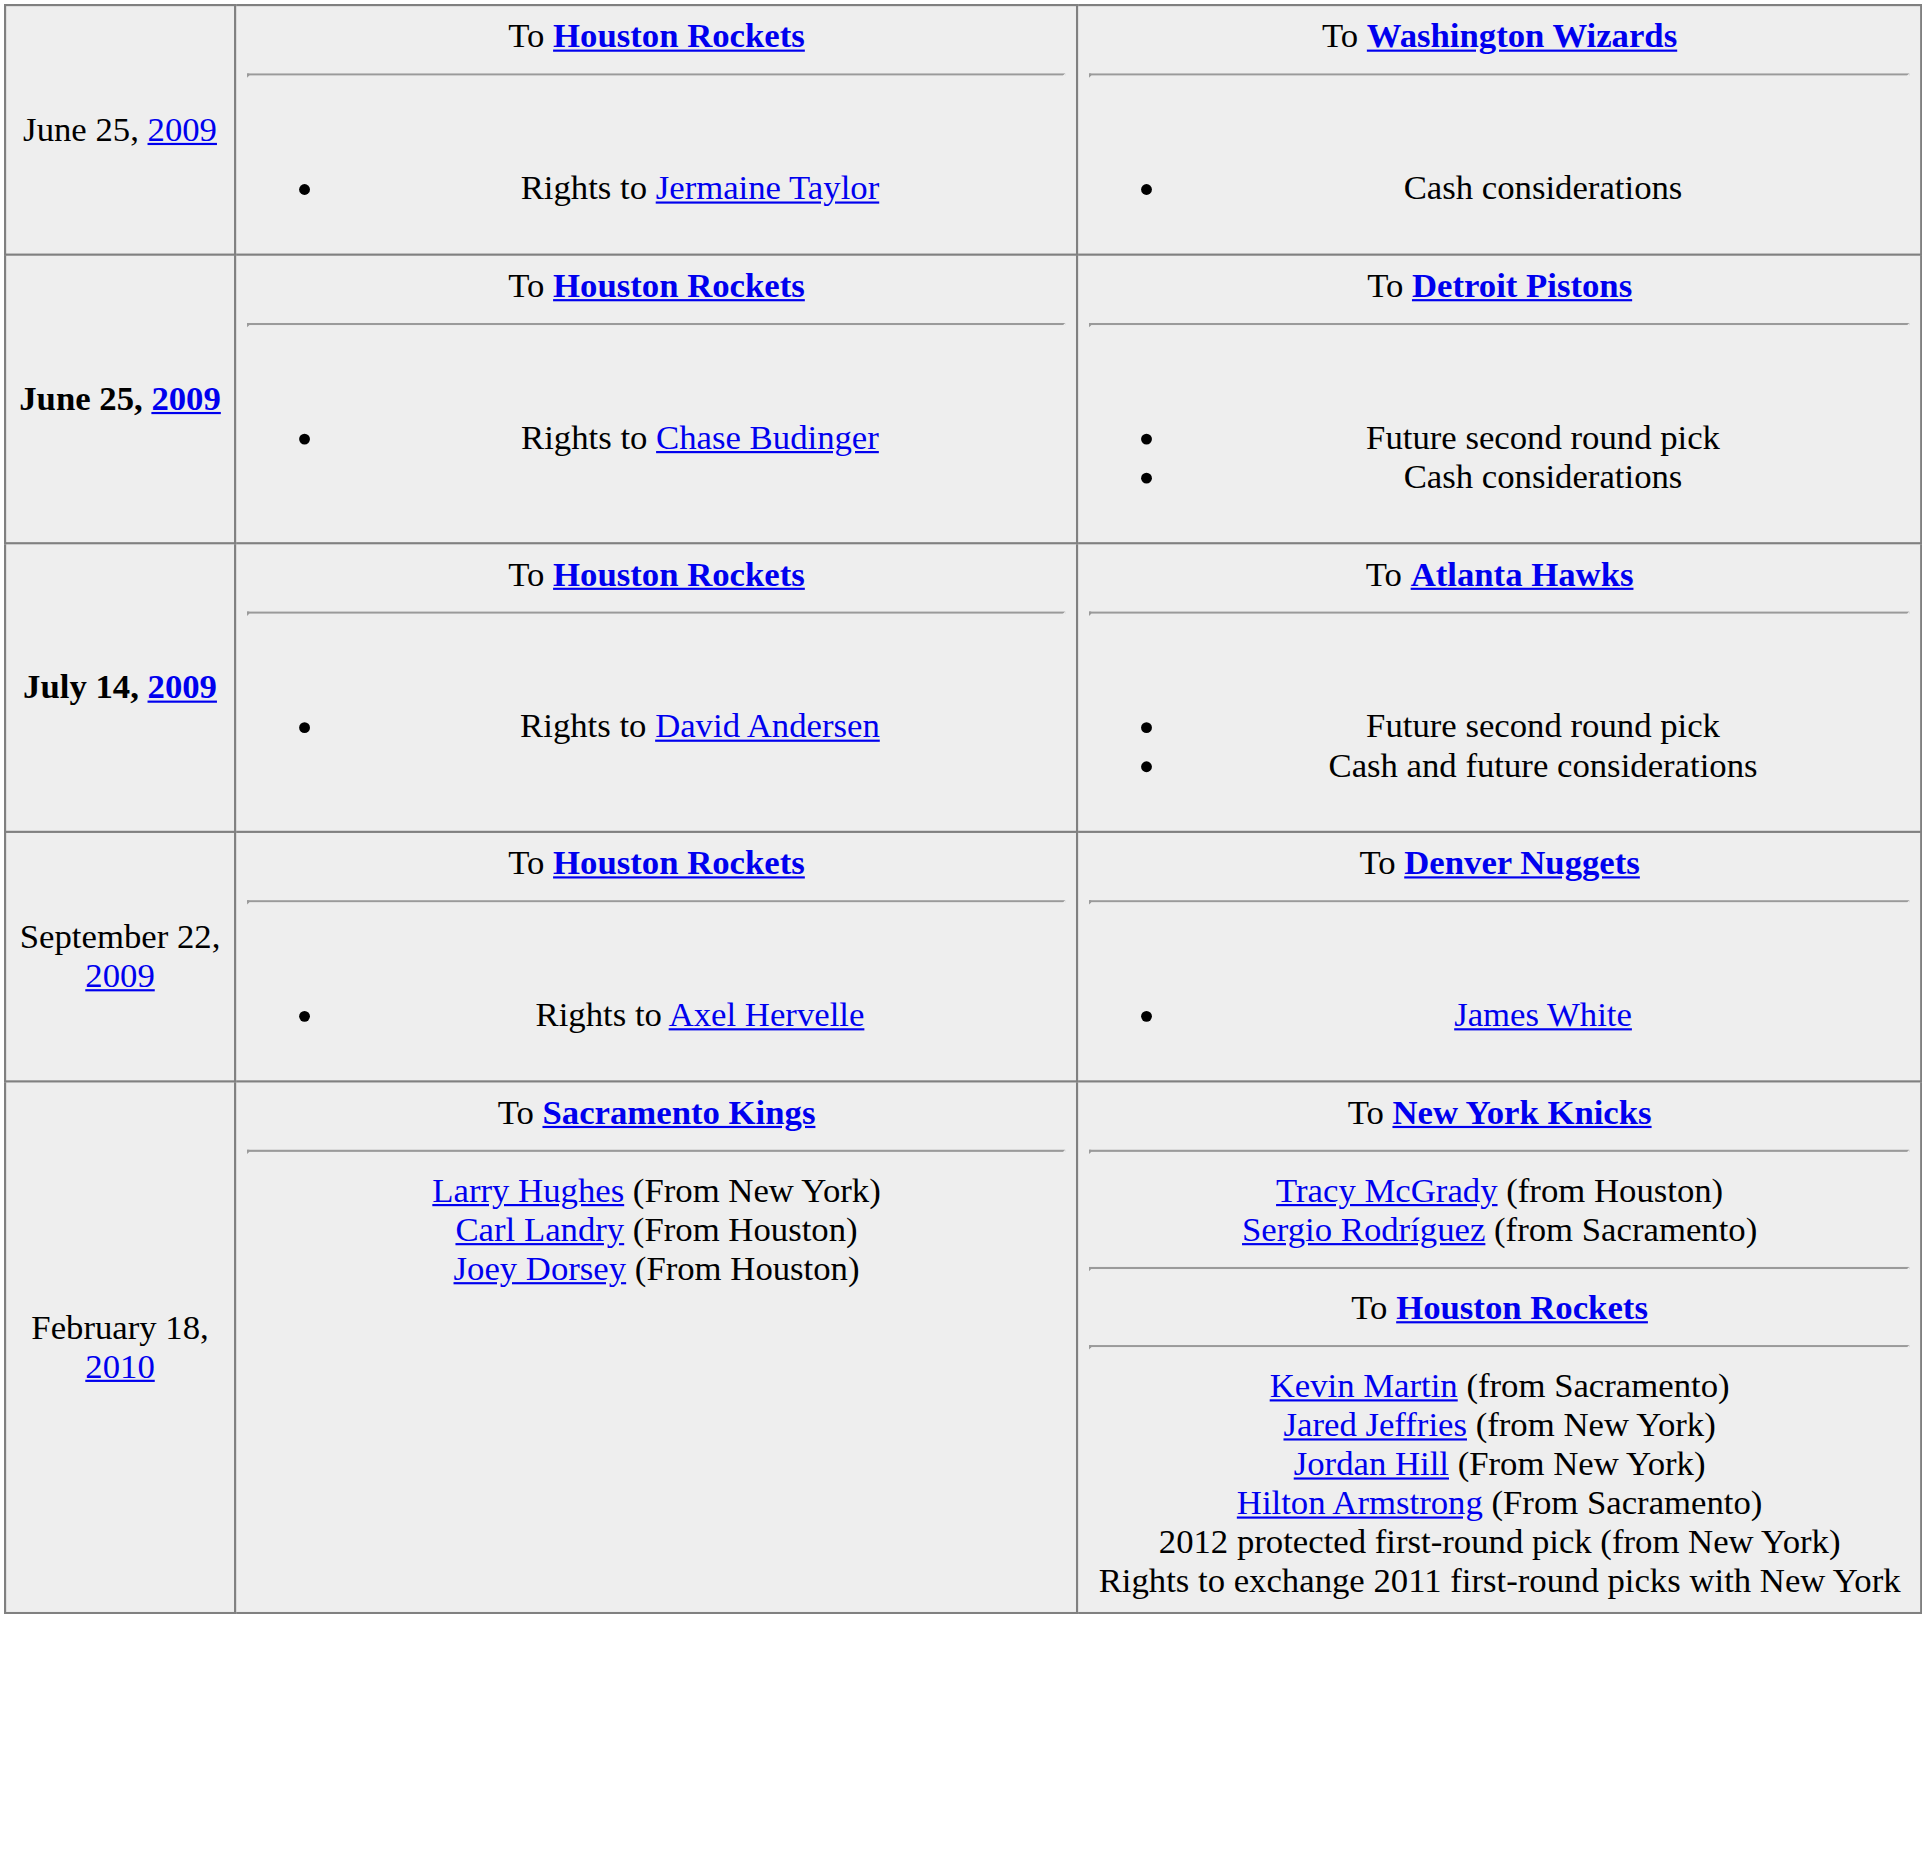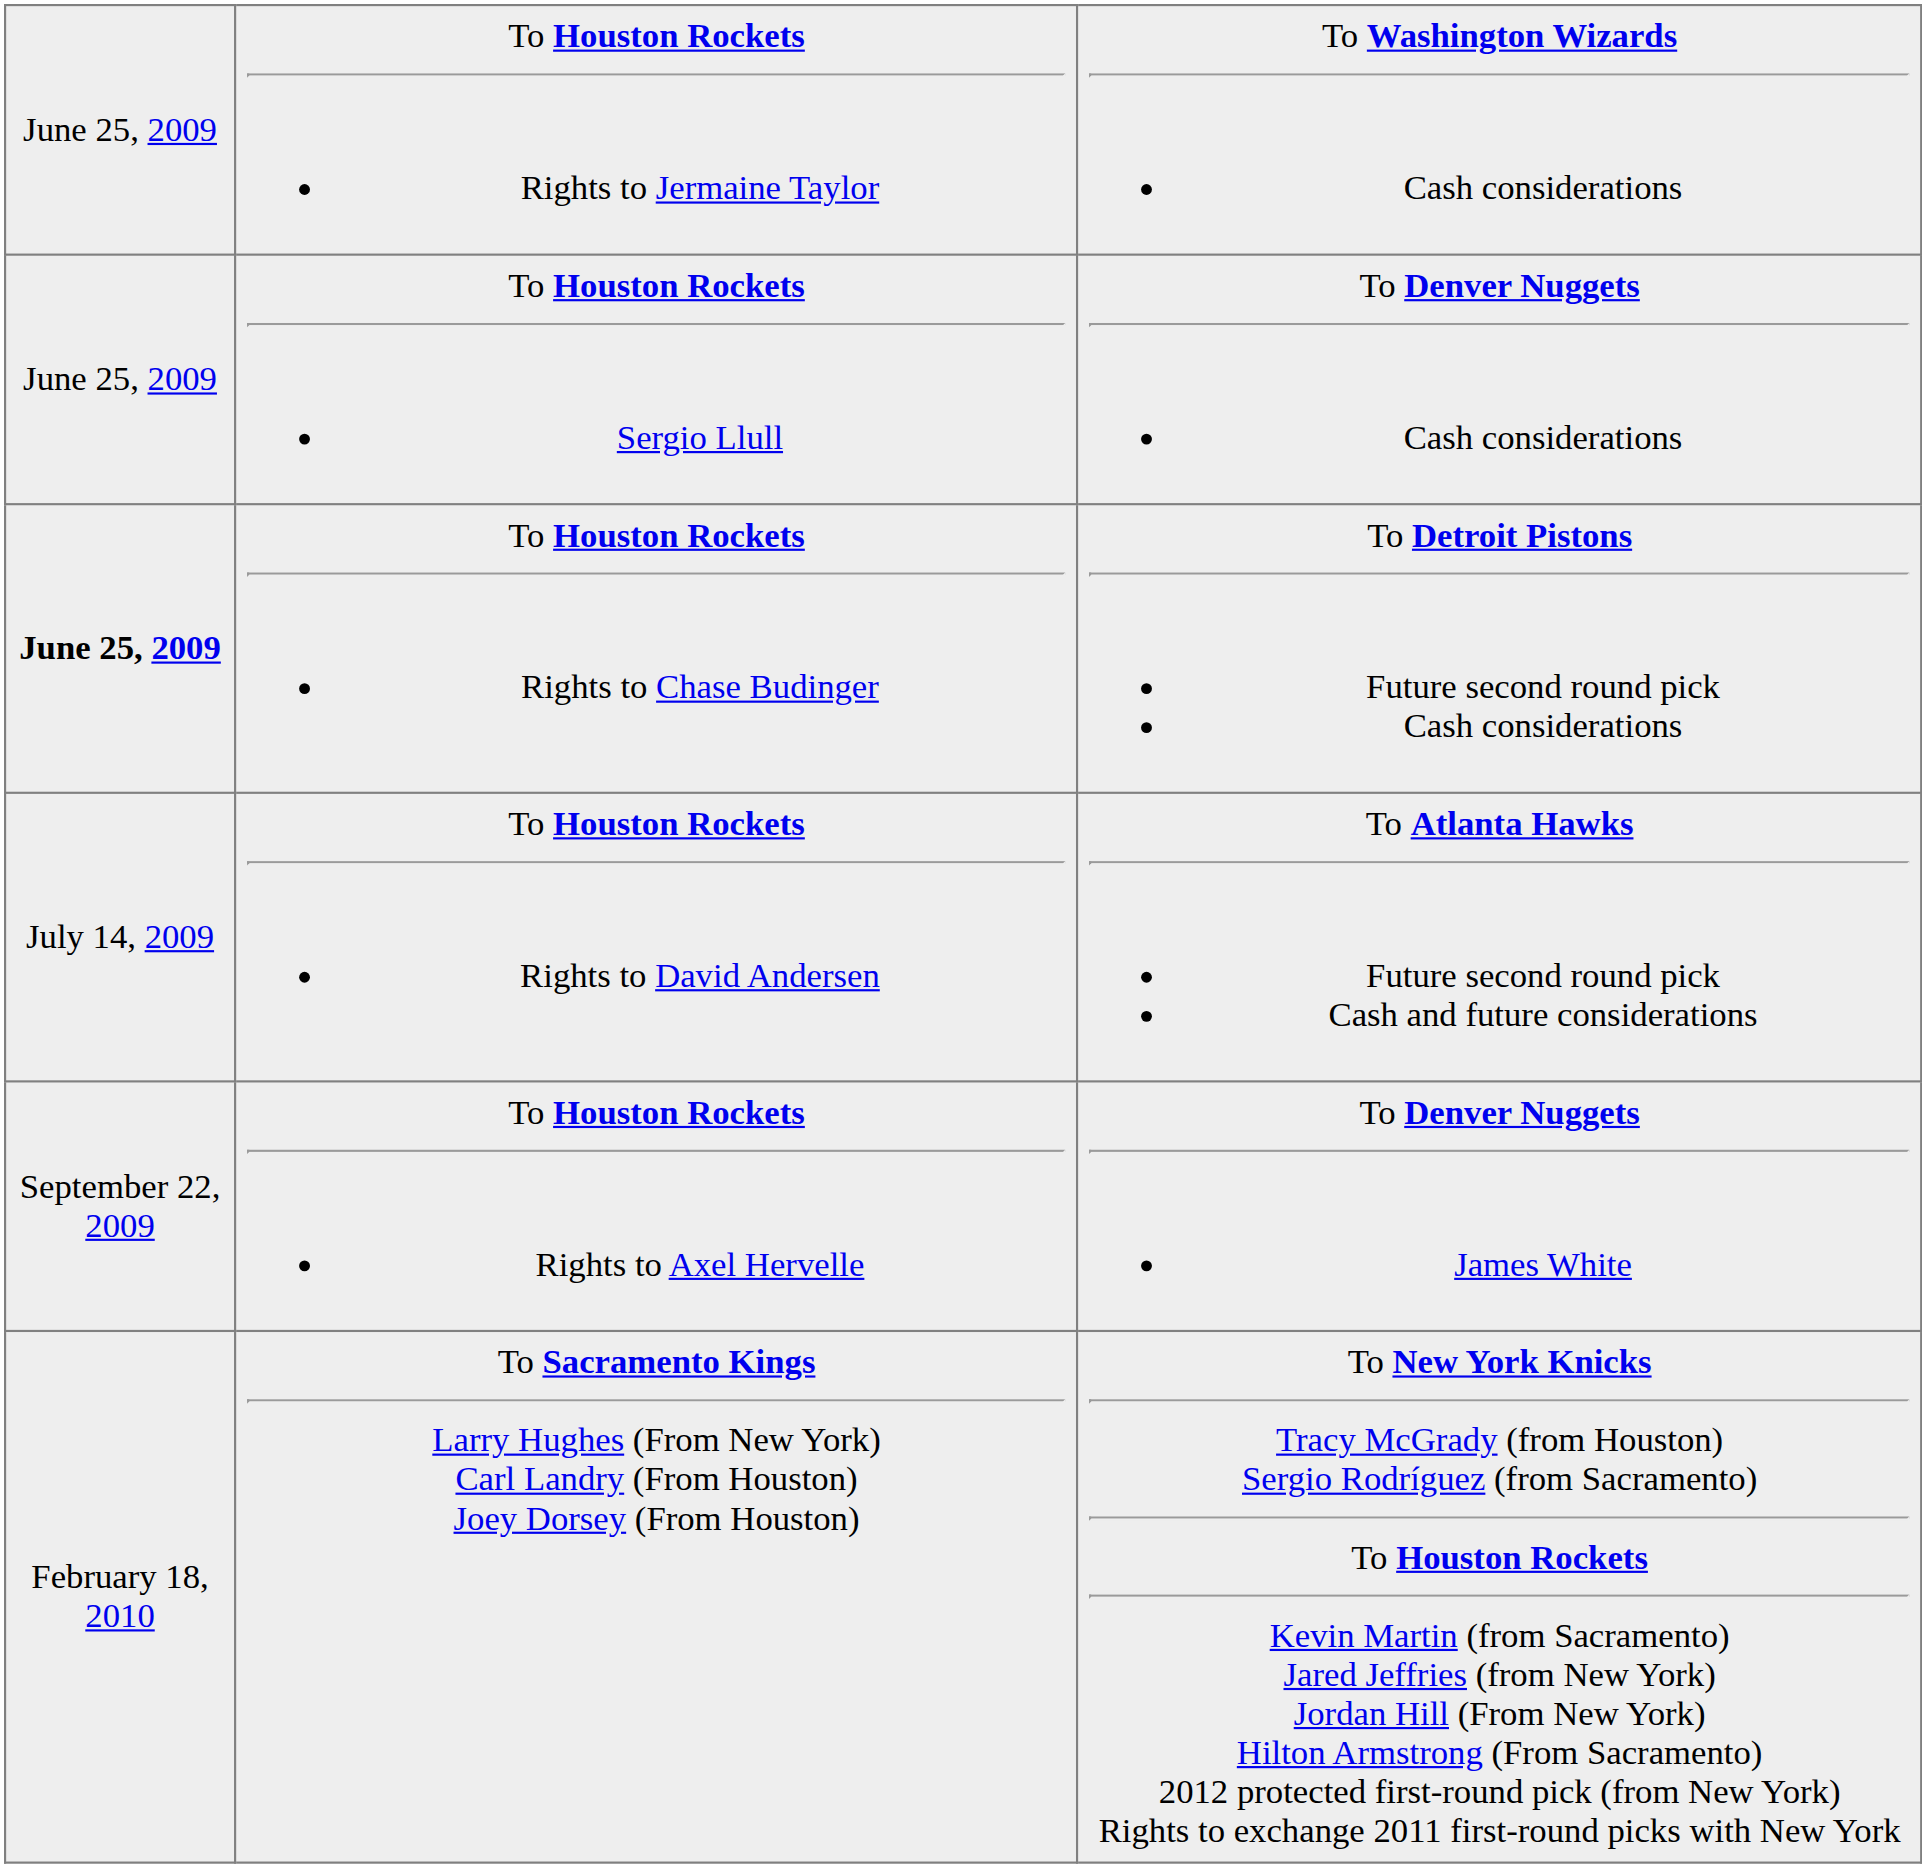+ row: (657, 362)
(120, 686) bold -> (120, 936) normal
